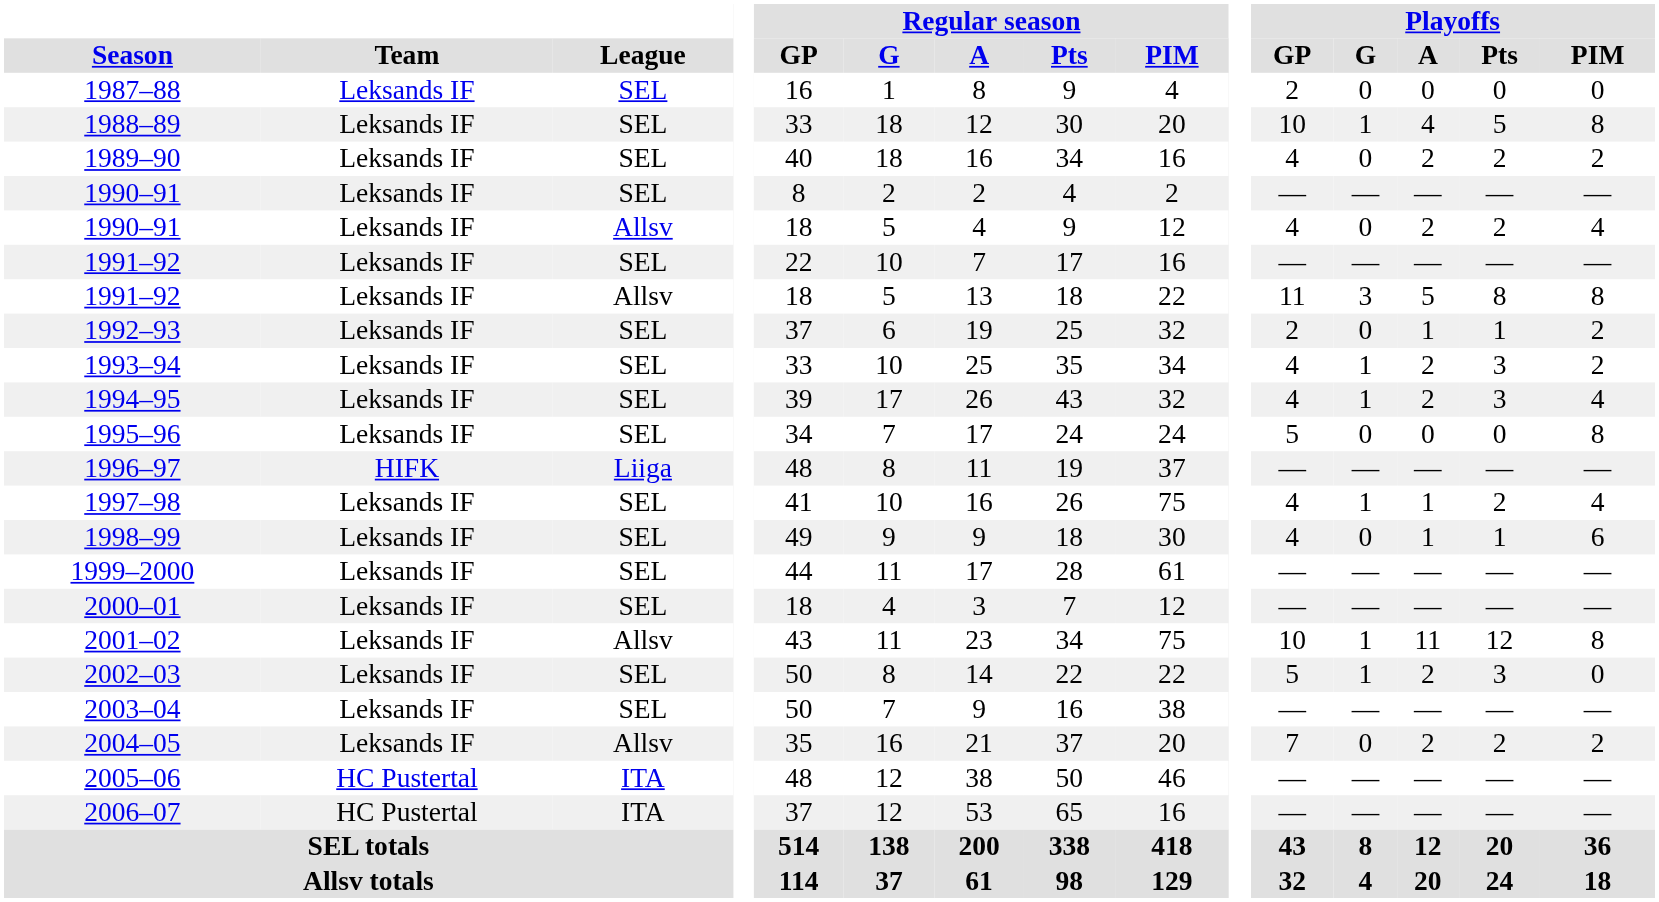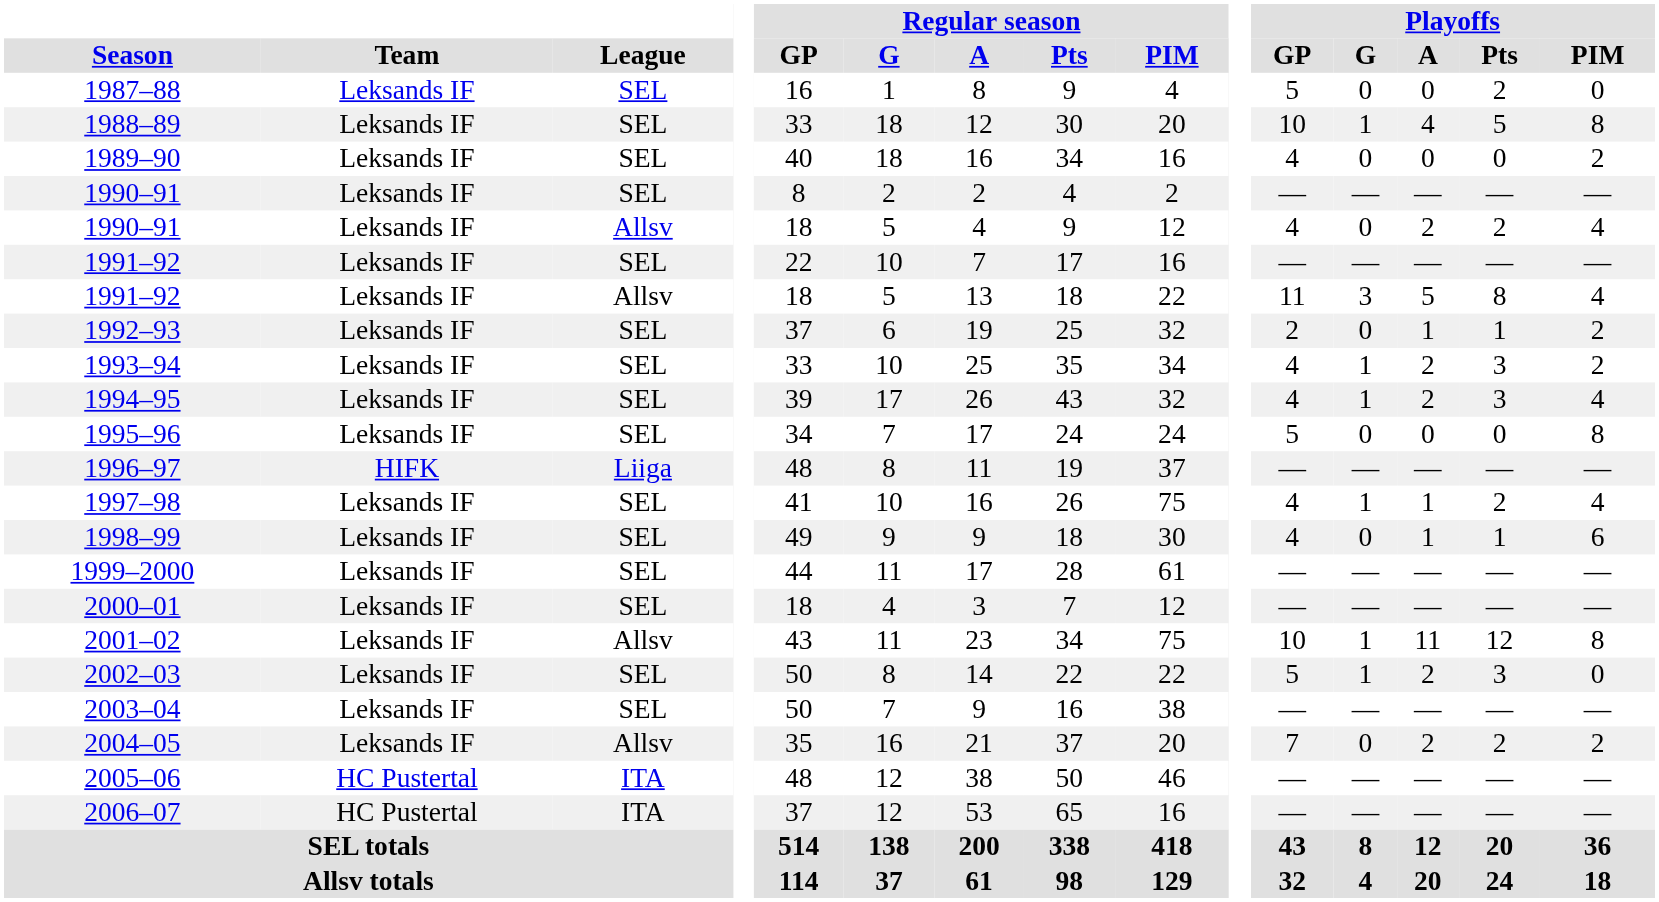(1292, 89) 2 -> (1292, 89) 5
(1500, 89) 0 -> (1500, 89) 2
(1428, 158) 2 -> (1428, 158) 0
(1500, 158) 2 -> (1500, 158) 0
(1598, 296) 8 -> (1598, 296) 4
